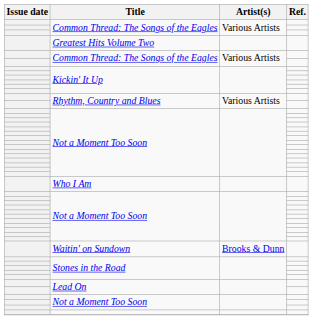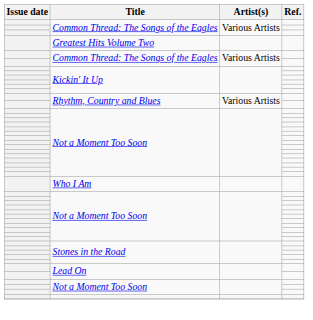- row: (91, 249)
